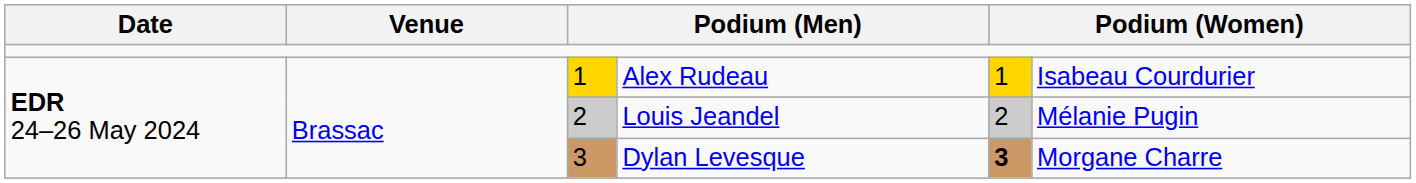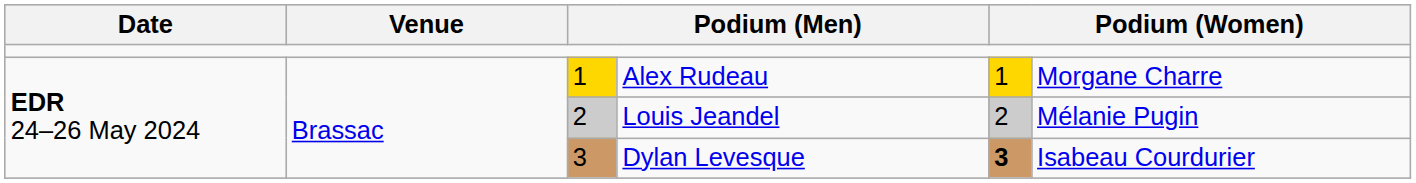(1146, 76) Isabeau Courdurier -> (1130, 76) Morgane Charre
(1130, 157) Morgane Charre -> (1146, 157) Isabeau Courdurier
